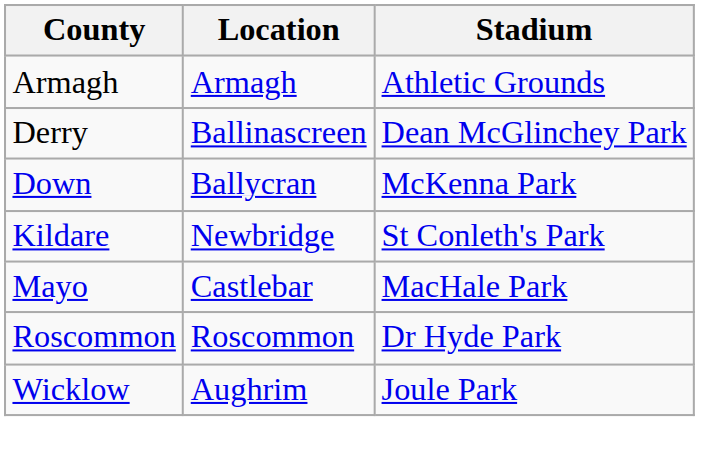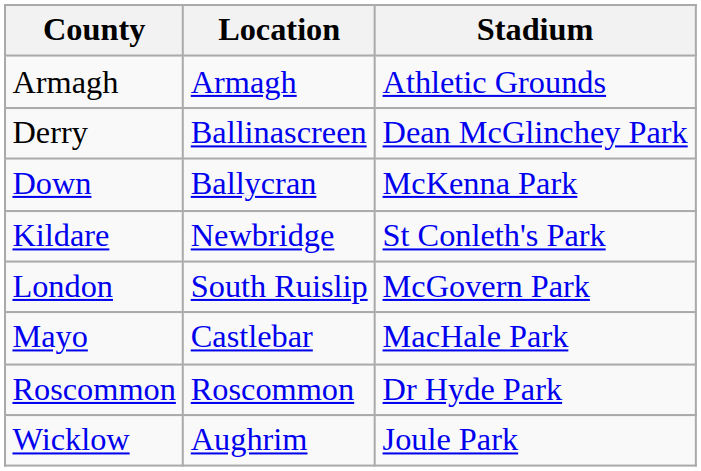+ row: (63, 286)
